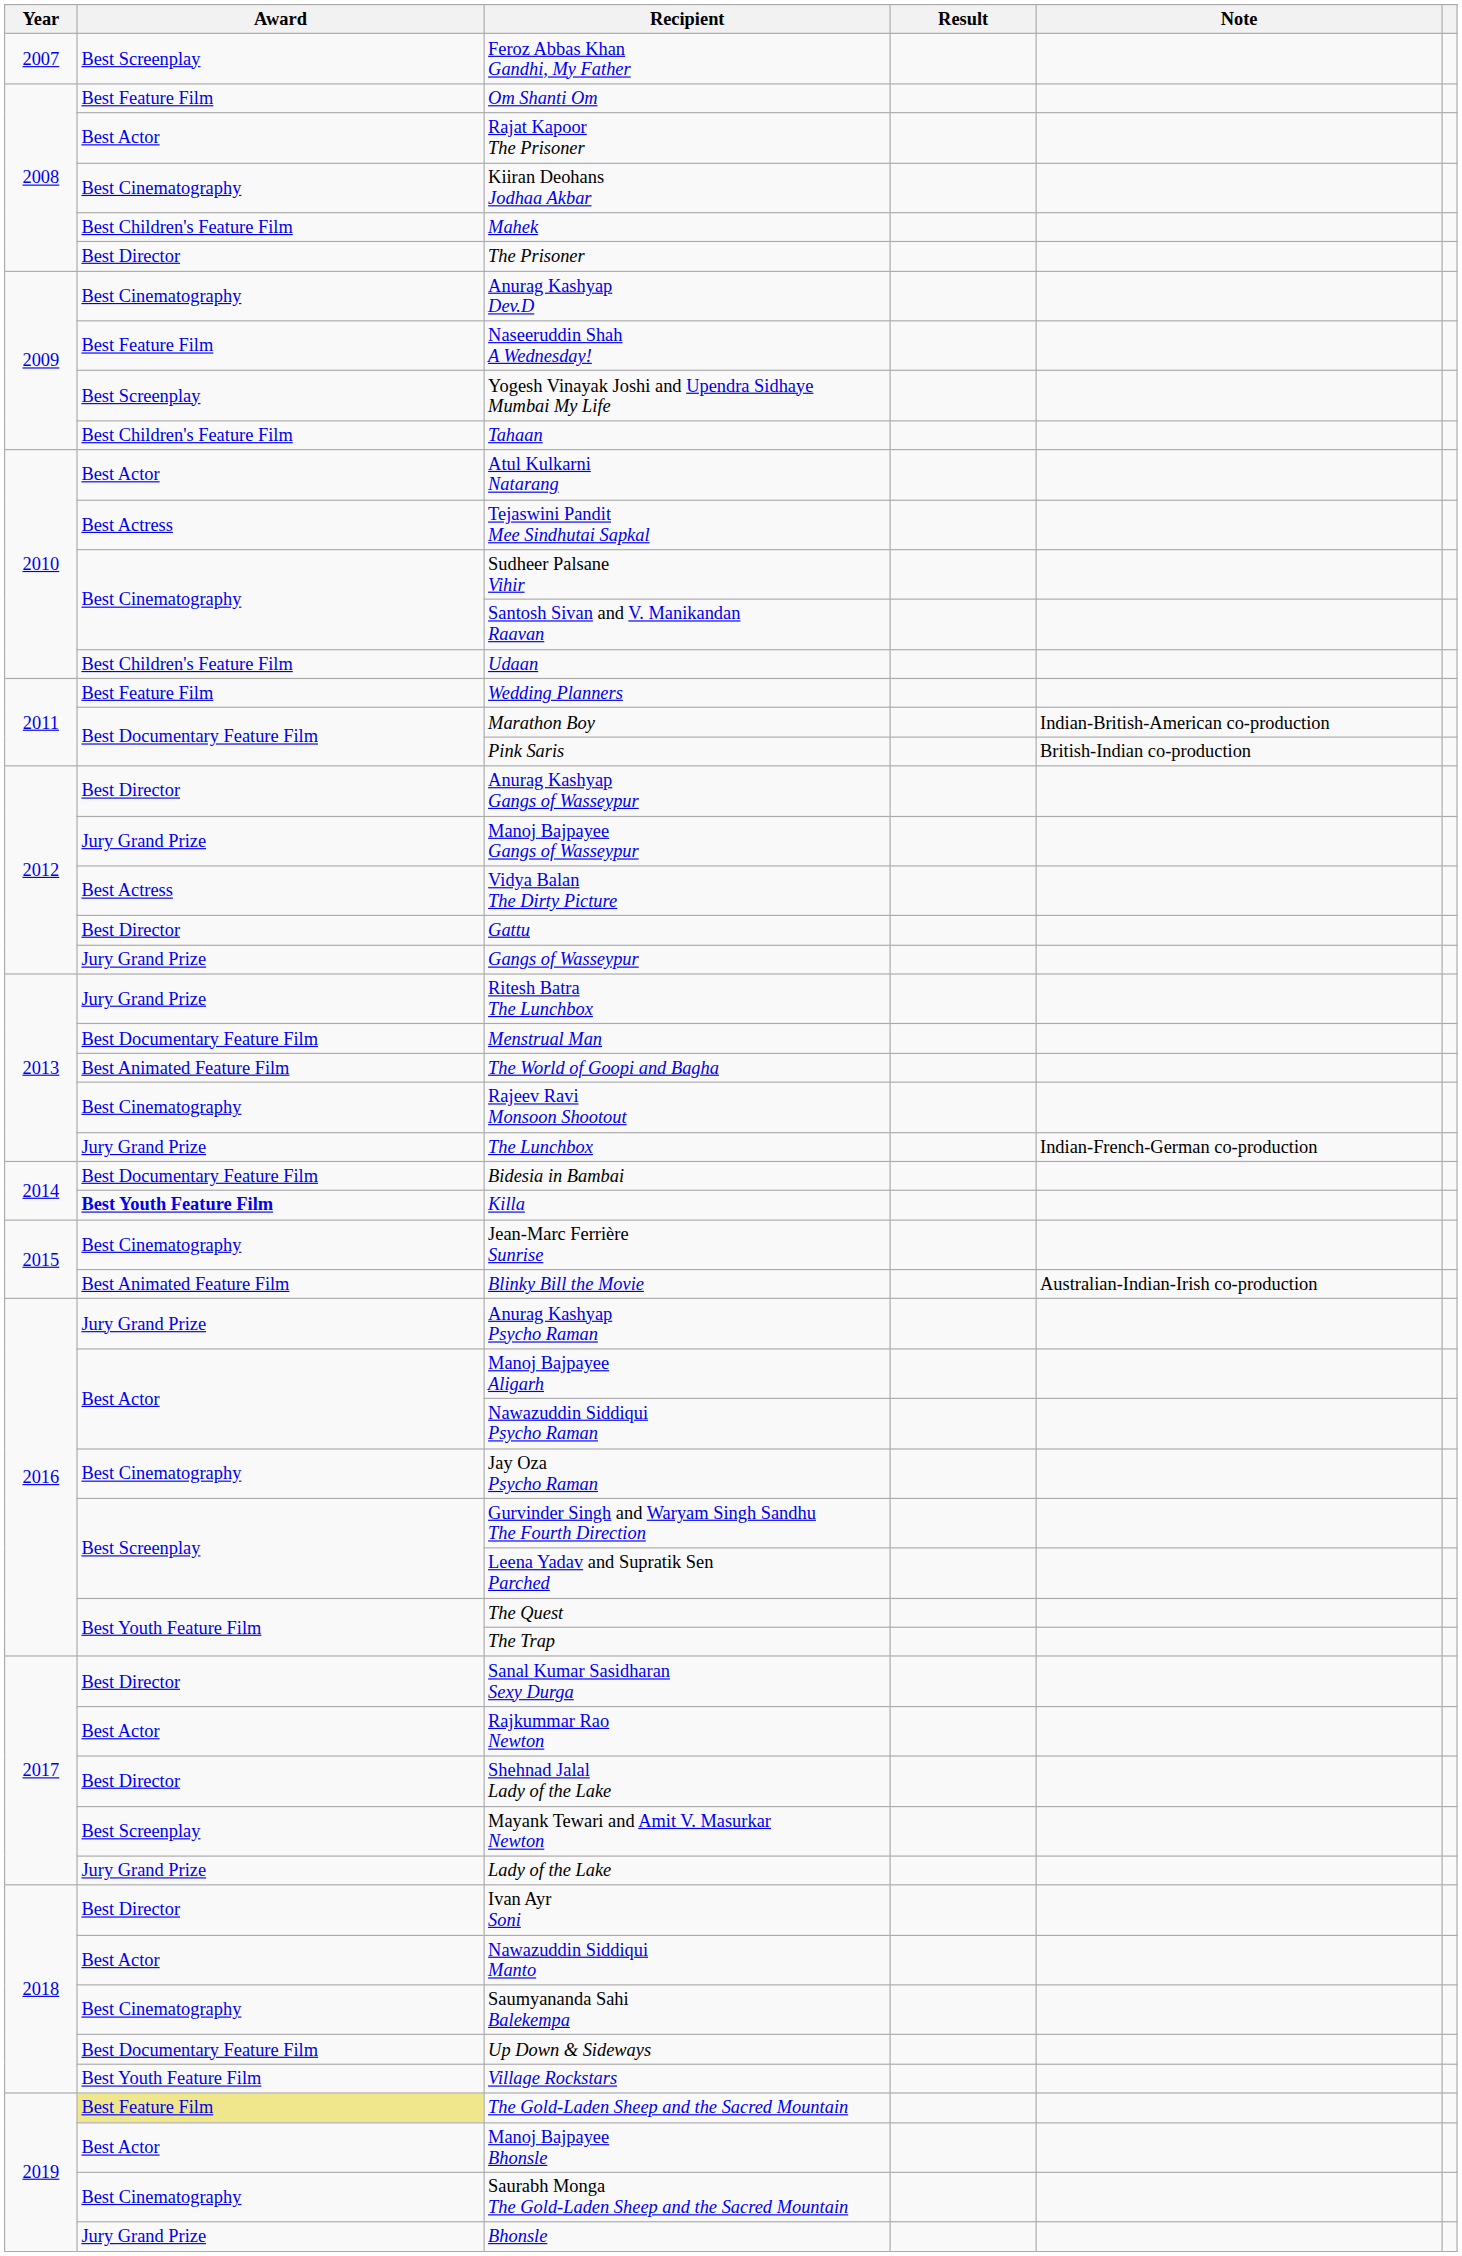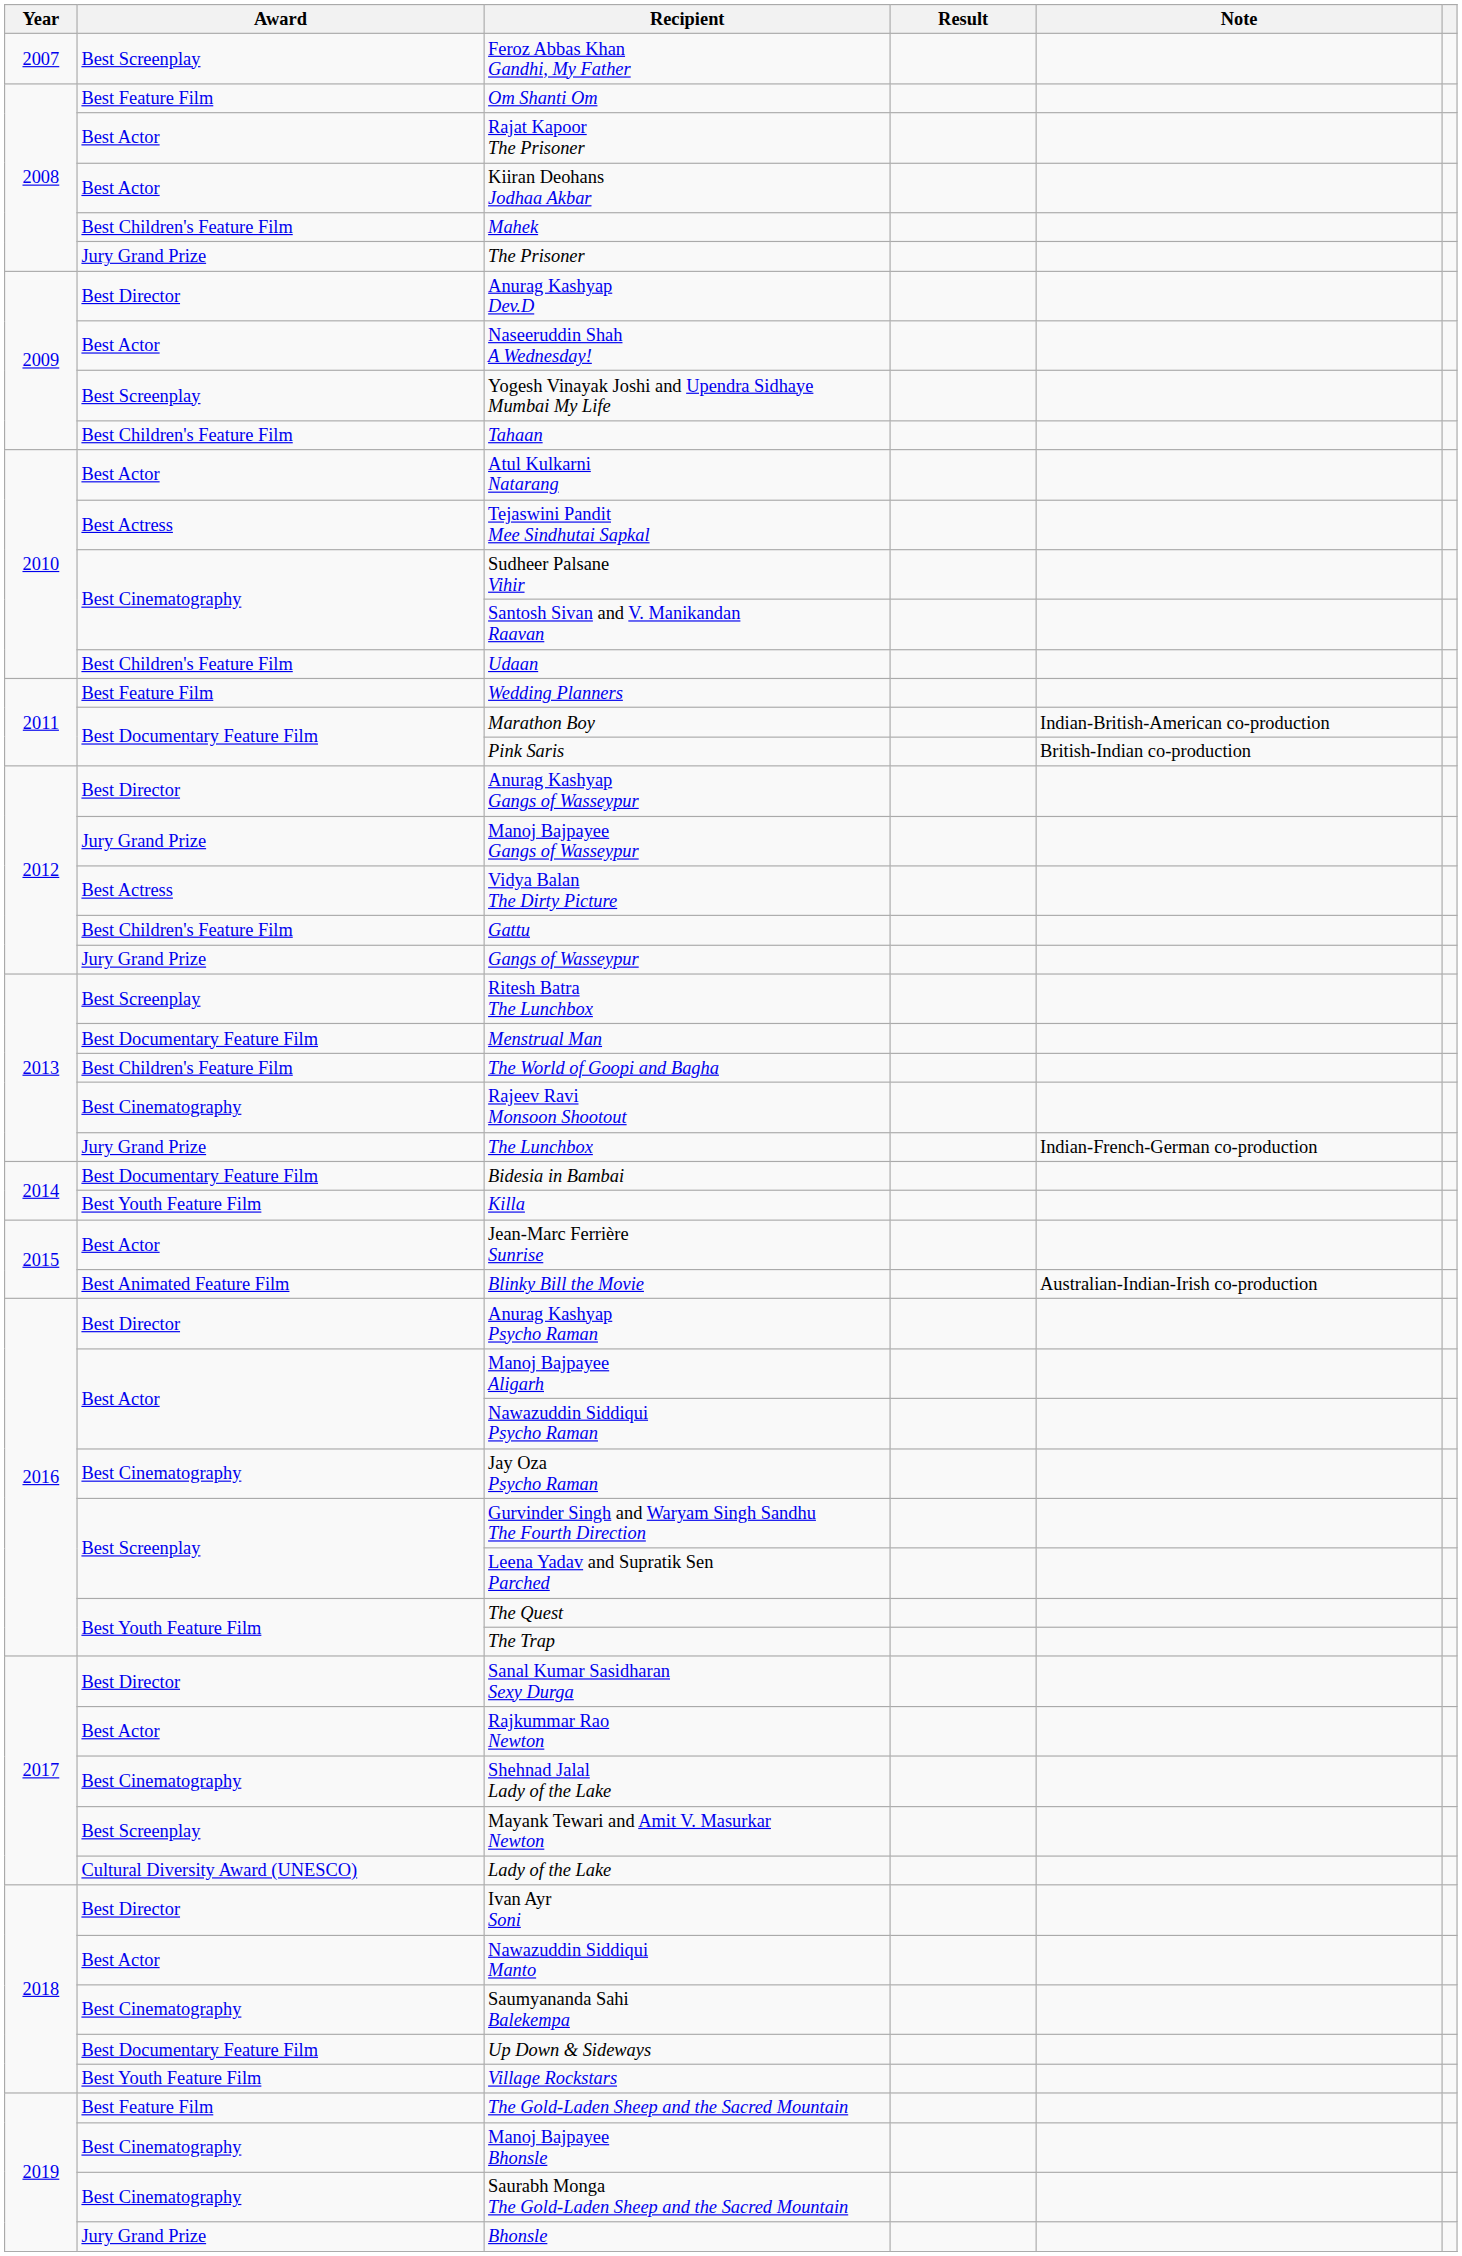(161, 187) Best Cinematography -> (121, 187) Best Actor
(131, 256) Best Director -> (144, 256) Jury Grand Prize
(161, 295) Best Cinematography -> (131, 295) Best Director
(147, 345) Best Feature Film -> (121, 345) Best Actor
(131, 930) Best Director -> (187, 930) Best Children's Feature Film
(144, 998) Jury Grand Prize -> (141, 998) Best Screenplay
(185, 1067) Best Animated Feature Film -> (187, 1067) Best Children's Feature Film
(177, 1205) bold -> (171, 1205) normal
(161, 1244) Best Cinematography -> (121, 1244) Best Actor
(144, 1323) Jury Grand Prize -> (131, 1323) Best Director
(131, 1781) Best Director -> (161, 1781) Best Cinematography
(144, 1870) Jury Grand Prize -> (219, 1870) Cultural Diversity Award (UNESCO)
(147, 2107) khaki background -> (147, 2107) no background
(121, 2147) Best Actor -> (161, 2147) Best Cinematography
